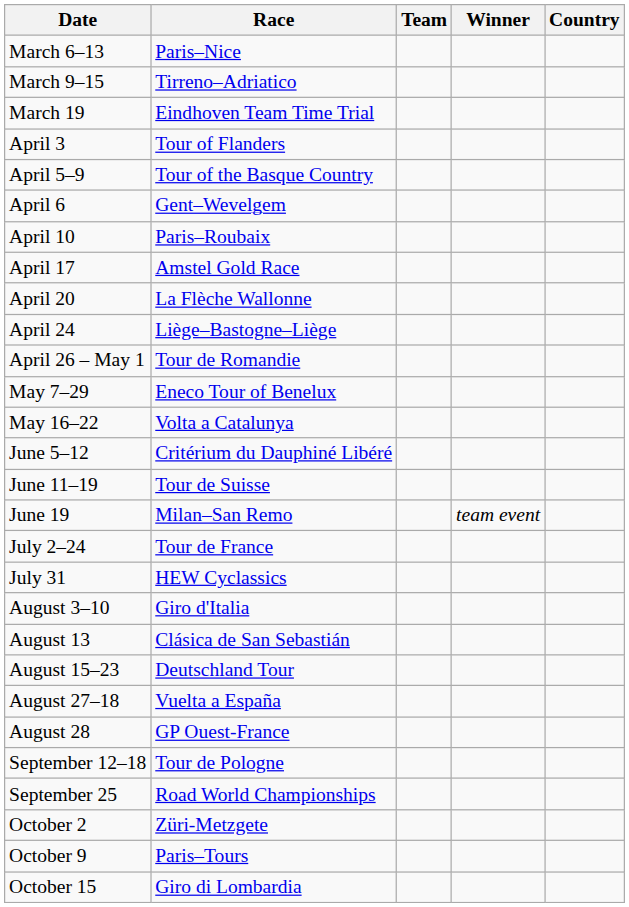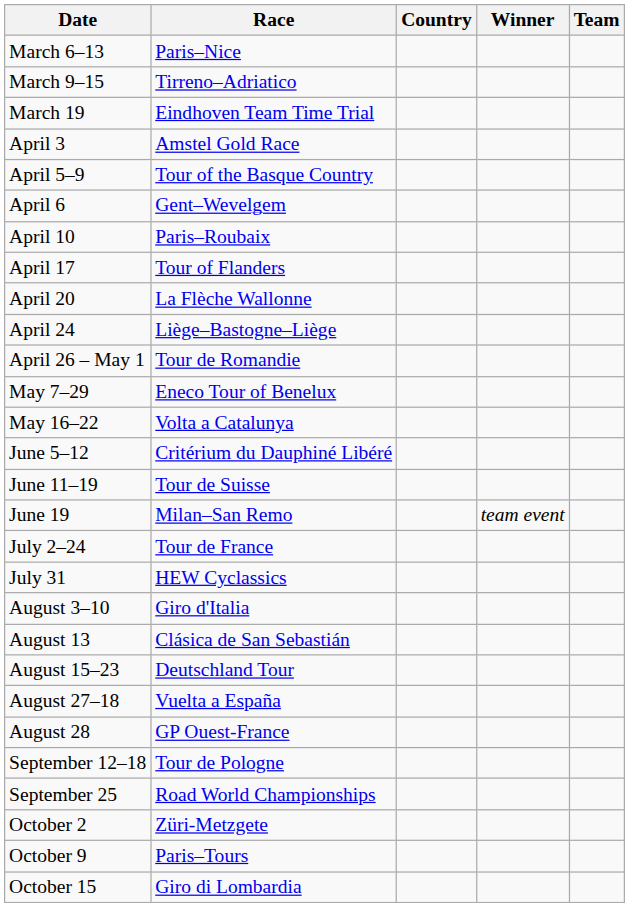columns swapped: (584, 19) <-> (424, 19)
(220, 143) Tour of Flanders -> (227, 143) Amstel Gold Race
(227, 267) Amstel Gold Race -> (220, 267) Tour of Flanders
